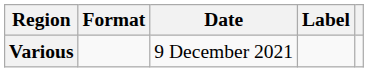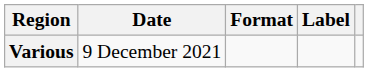columns swapped: (224, 19) <-> (114, 19)
